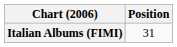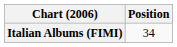(149, 33) 31 -> (149, 33) 34
